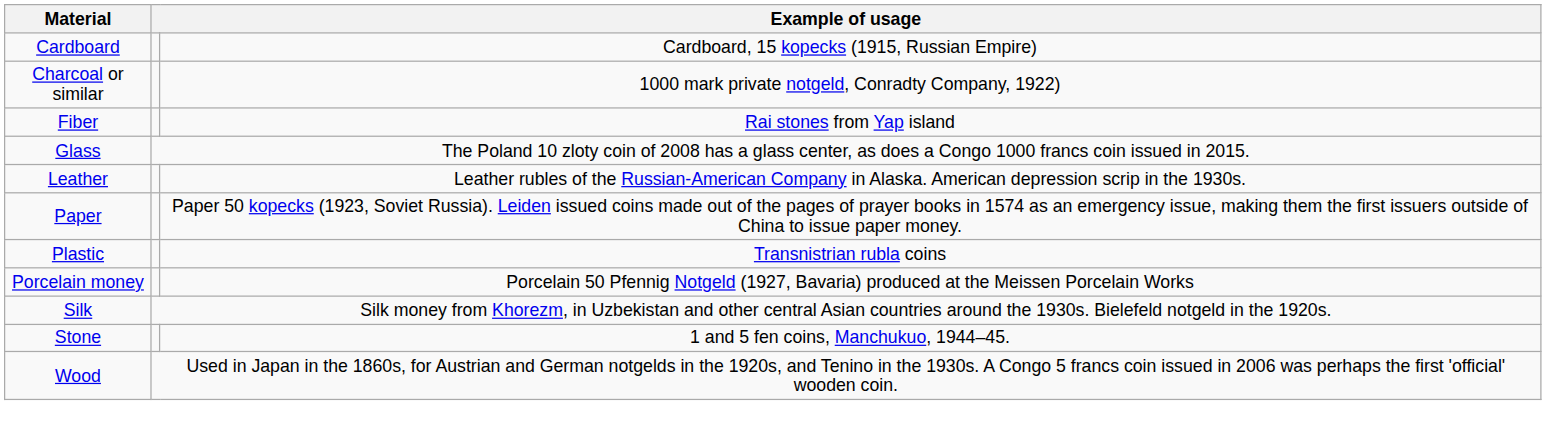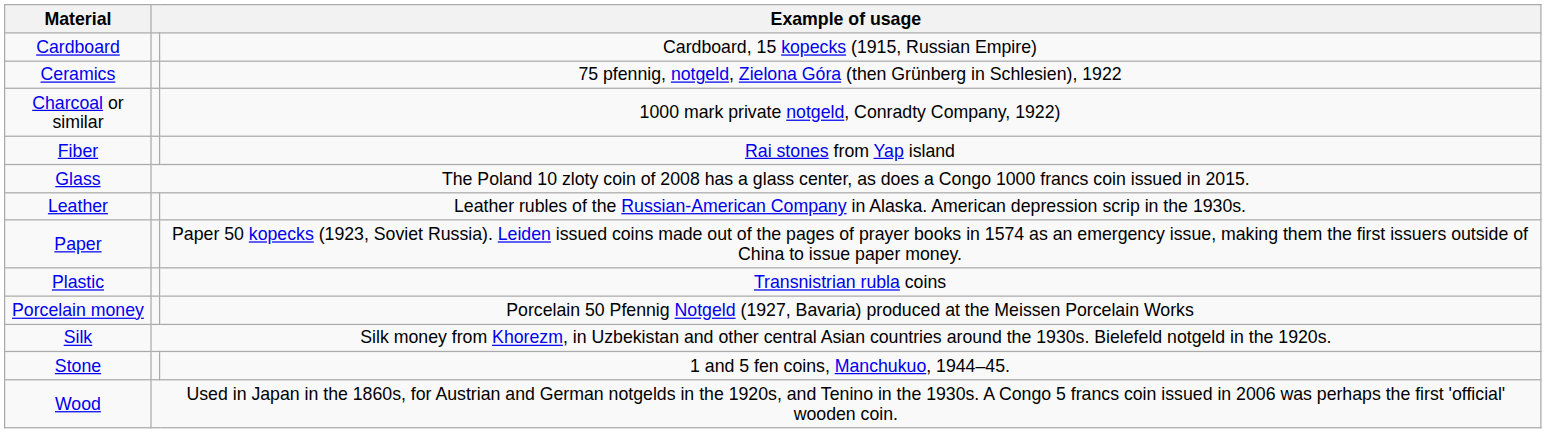+ row: (78, 75)
